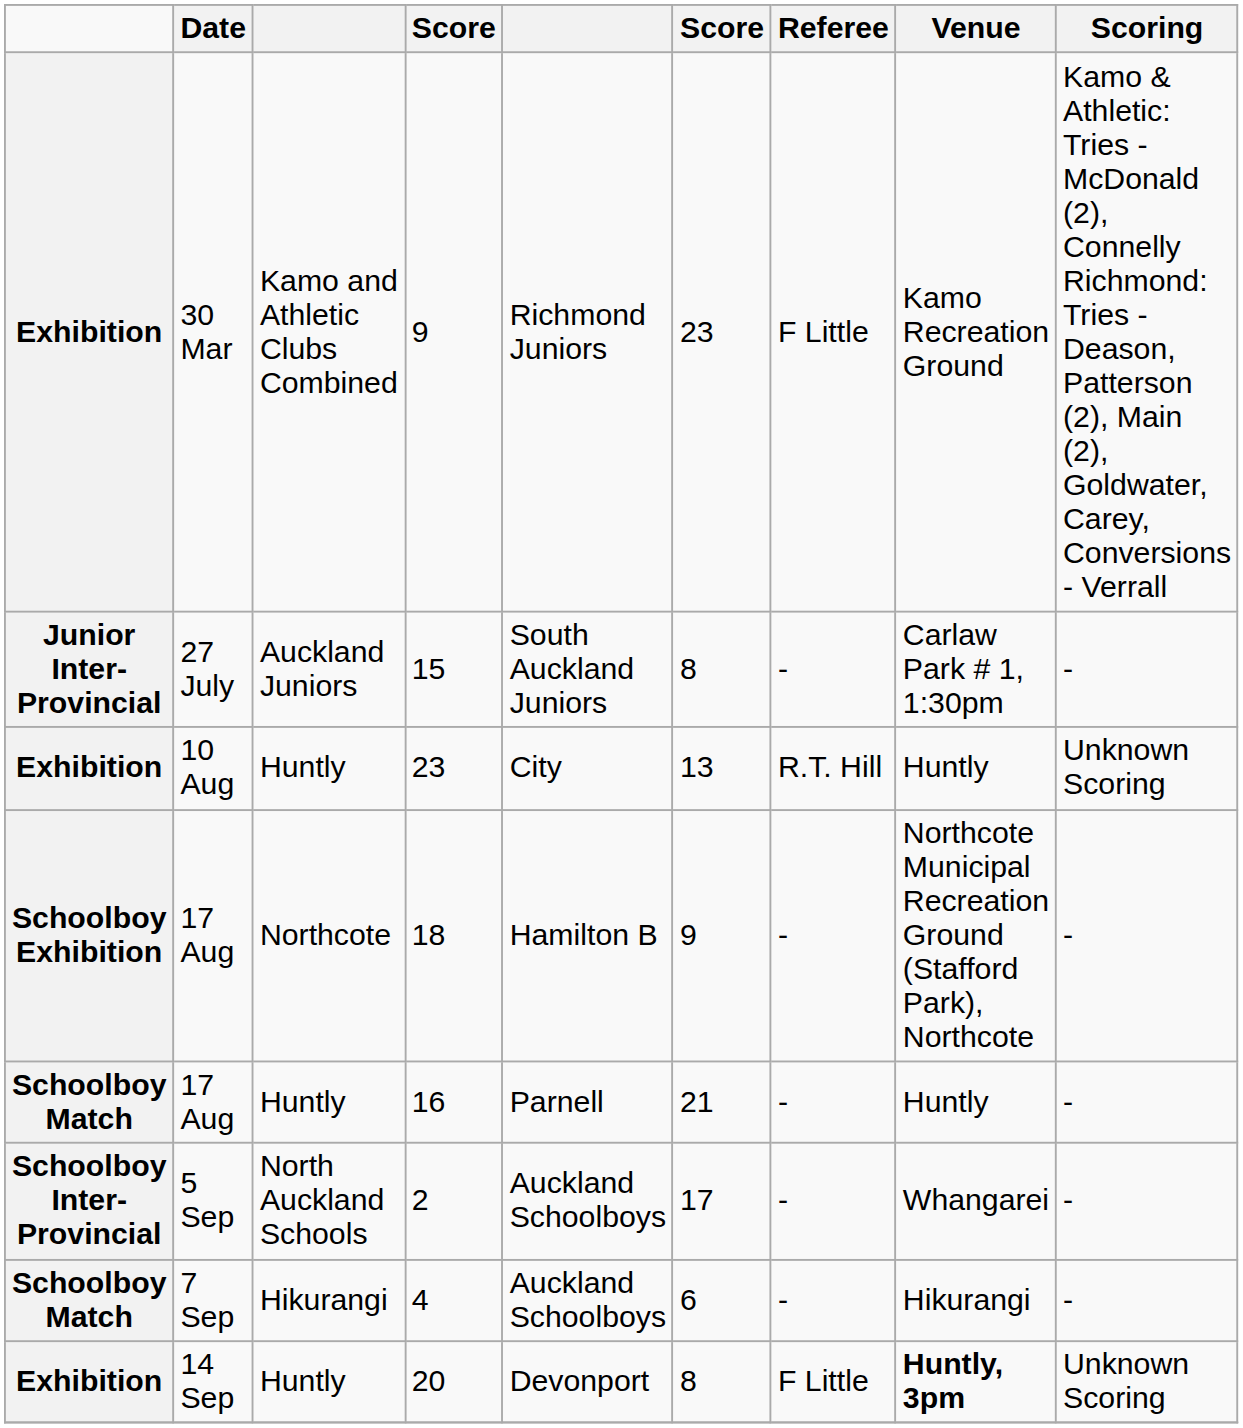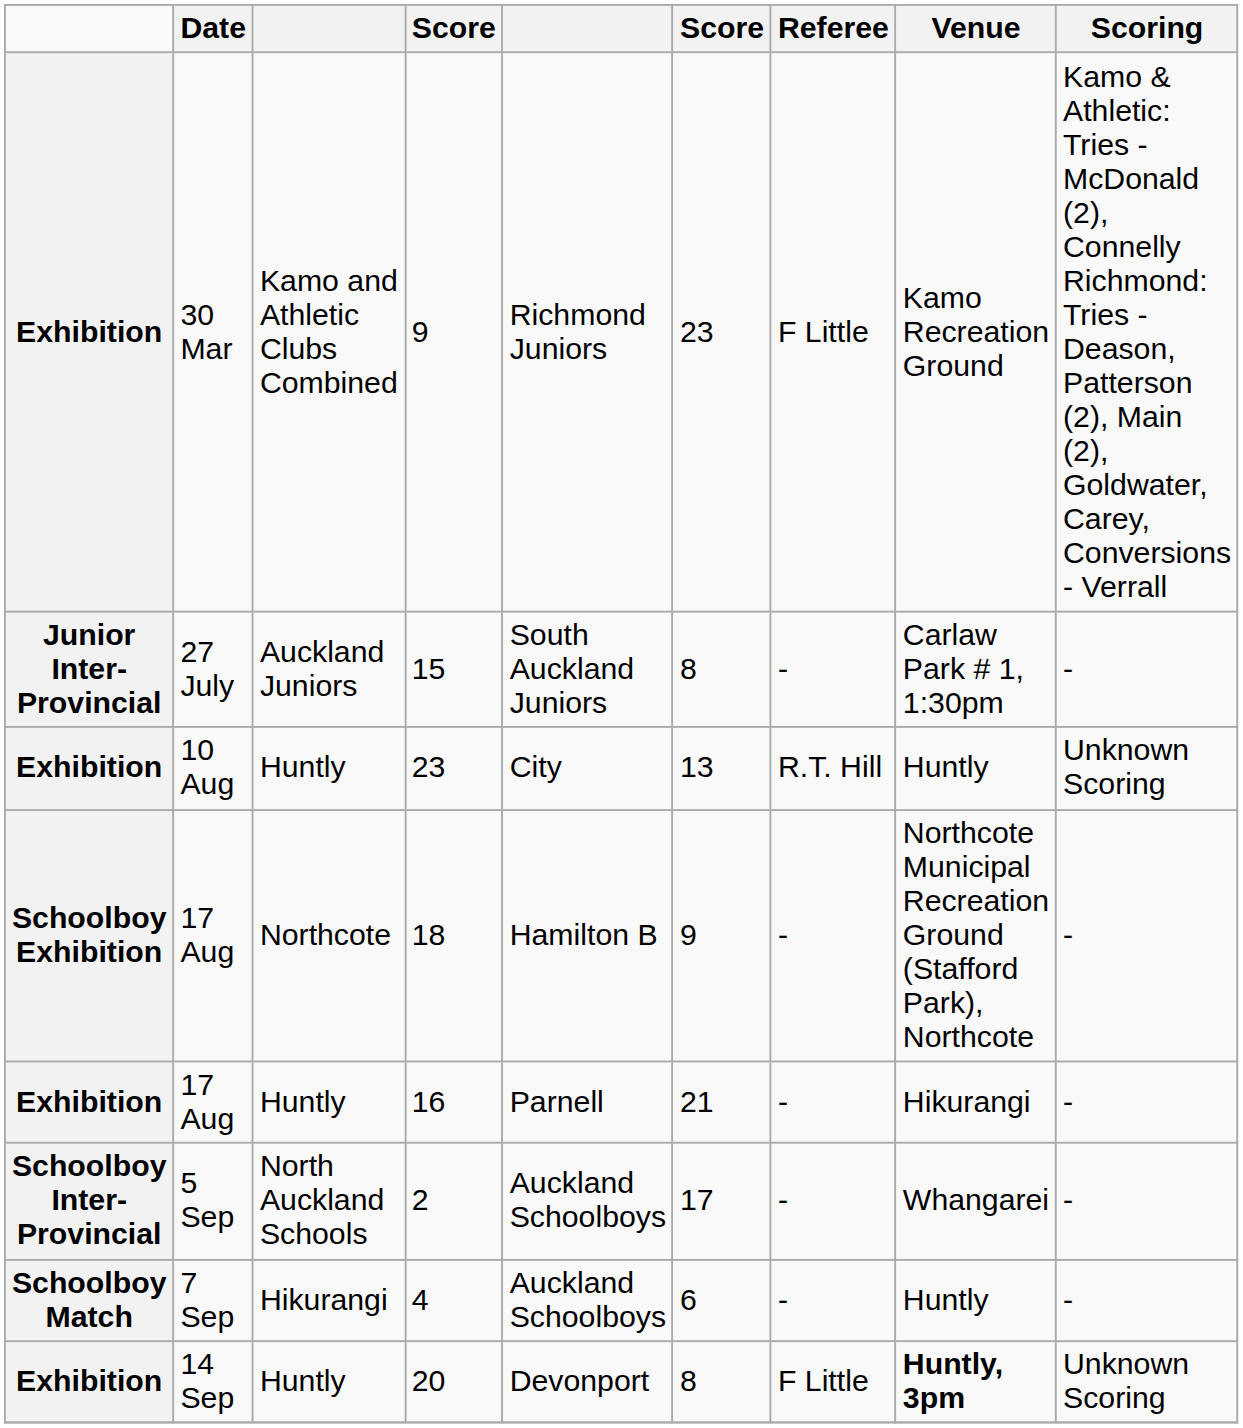(89, 1101) Schoolboy Match -> (89, 1101) Exhibition
(946, 1101) Huntly -> (967, 1101) Hikurangi
(967, 1299) Hikurangi -> (946, 1299) Huntly
